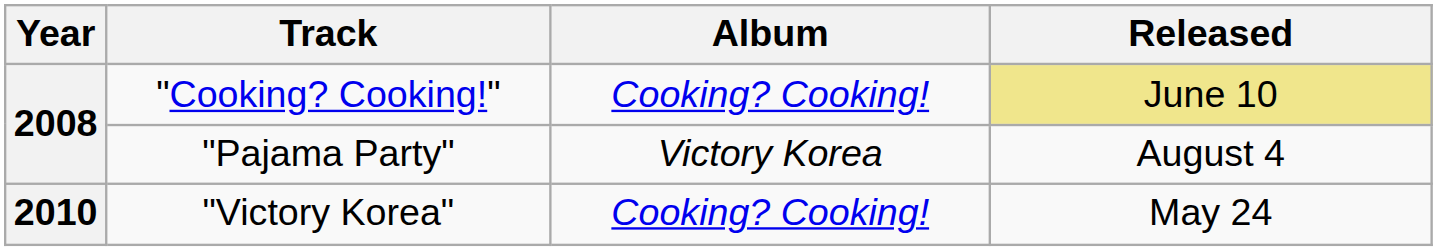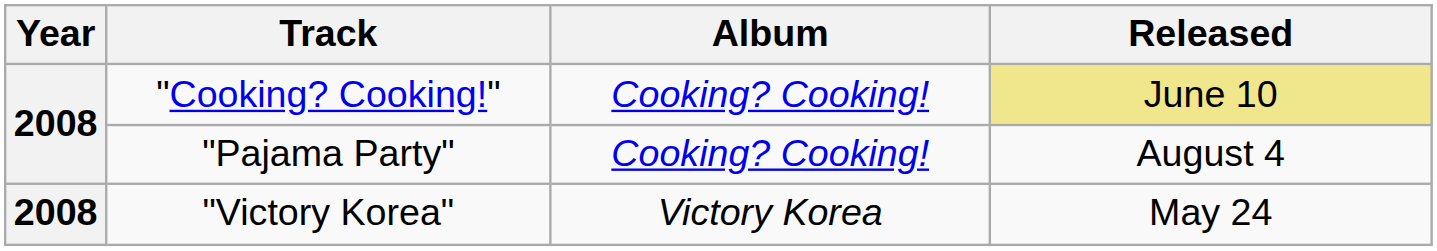(770, 153) Victory Korea -> (770, 153) Cooking? Cooking!
(56, 213) 2010 -> (56, 213) 2008
(770, 213) Cooking? Cooking! -> (770, 213) Victory Korea
